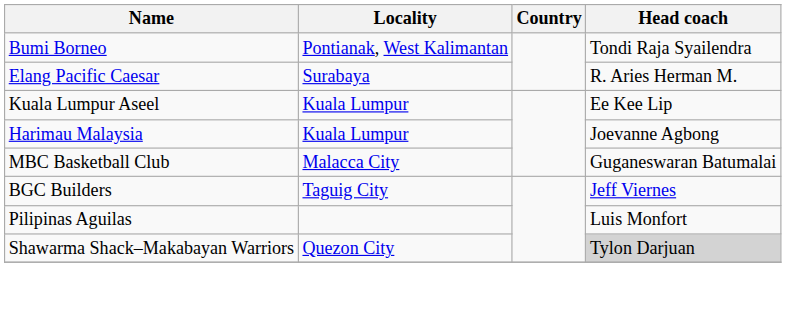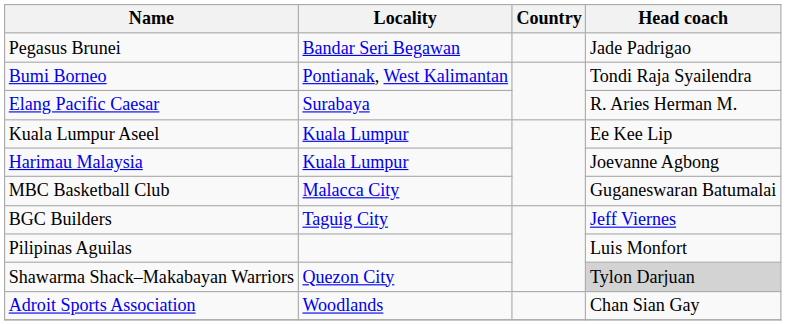+ row: (65, 47)
+ row: (102, 305)
